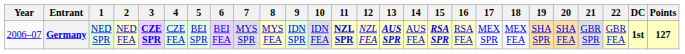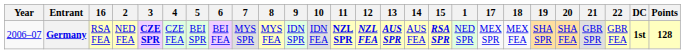columns swapped: (101, 12) <-> (464, 12)
(368, 34) normal -> (368, 34) bold
(663, 34) 127 -> (665, 34) 128
